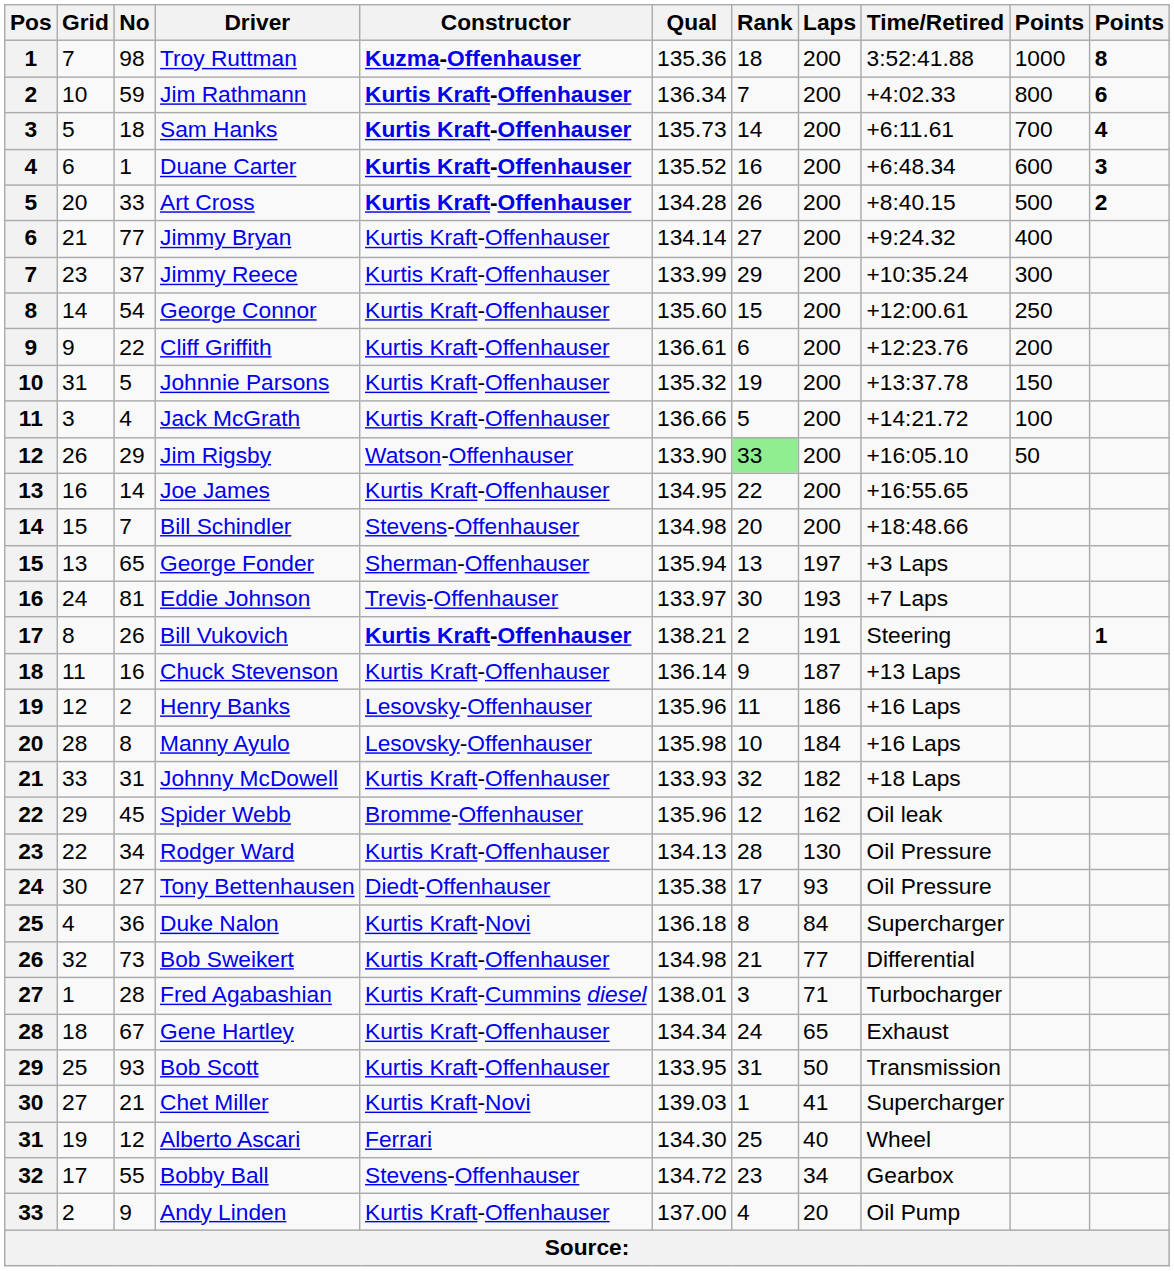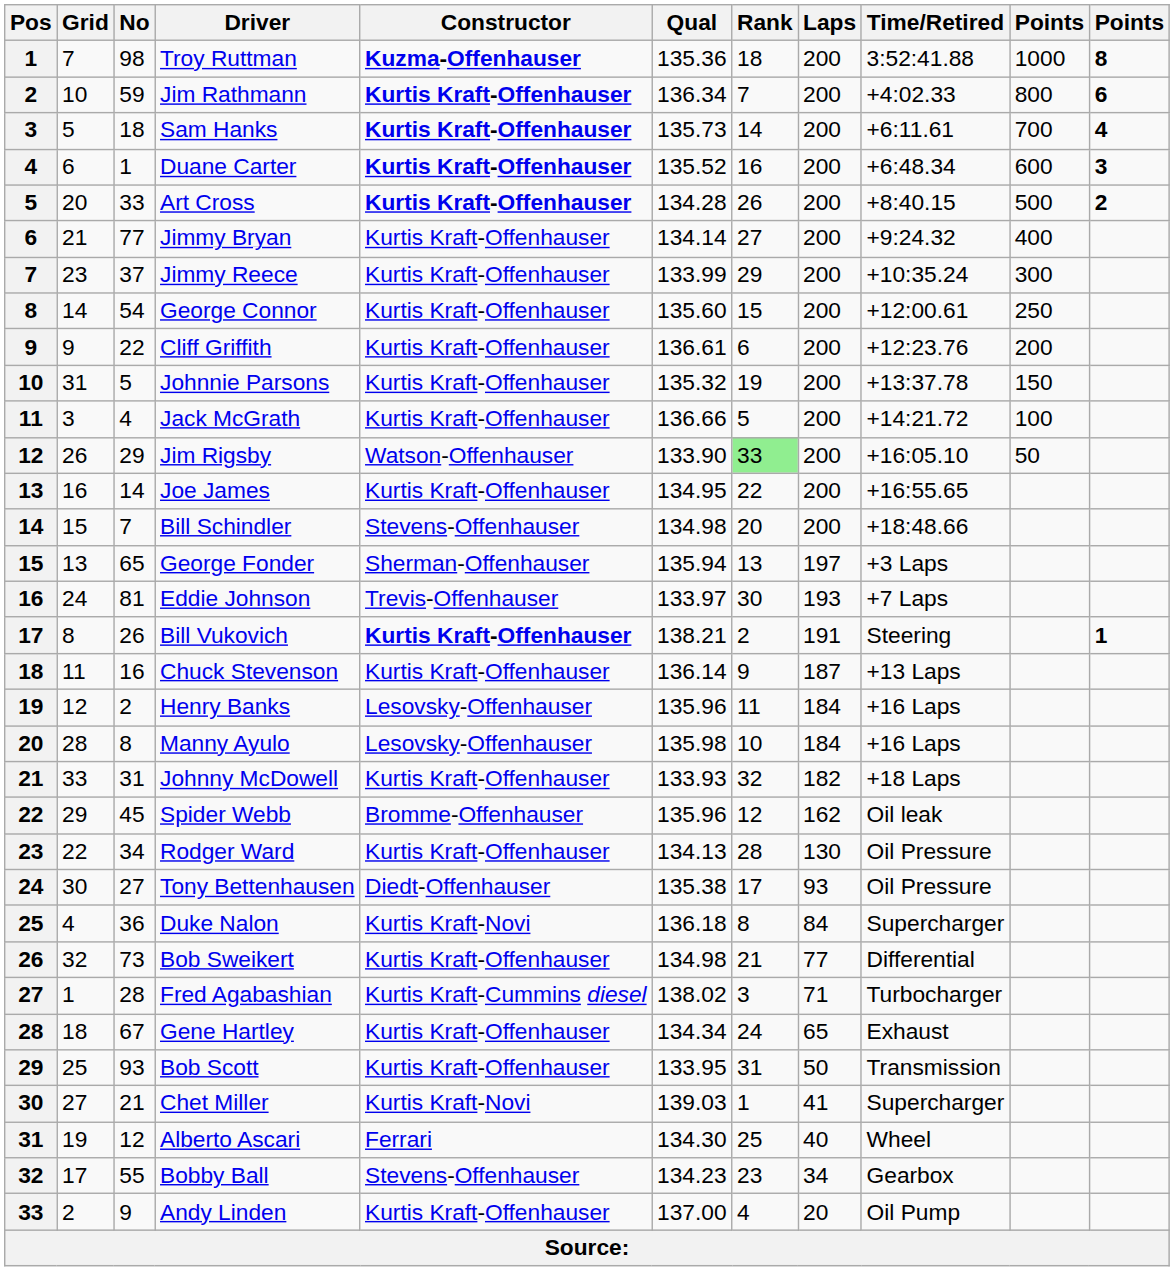(822, 707) 186 -> (822, 707) 184
(692, 995) 138.01 -> (692, 995) 138.02
(692, 1175) 134.72 -> (692, 1175) 134.23
